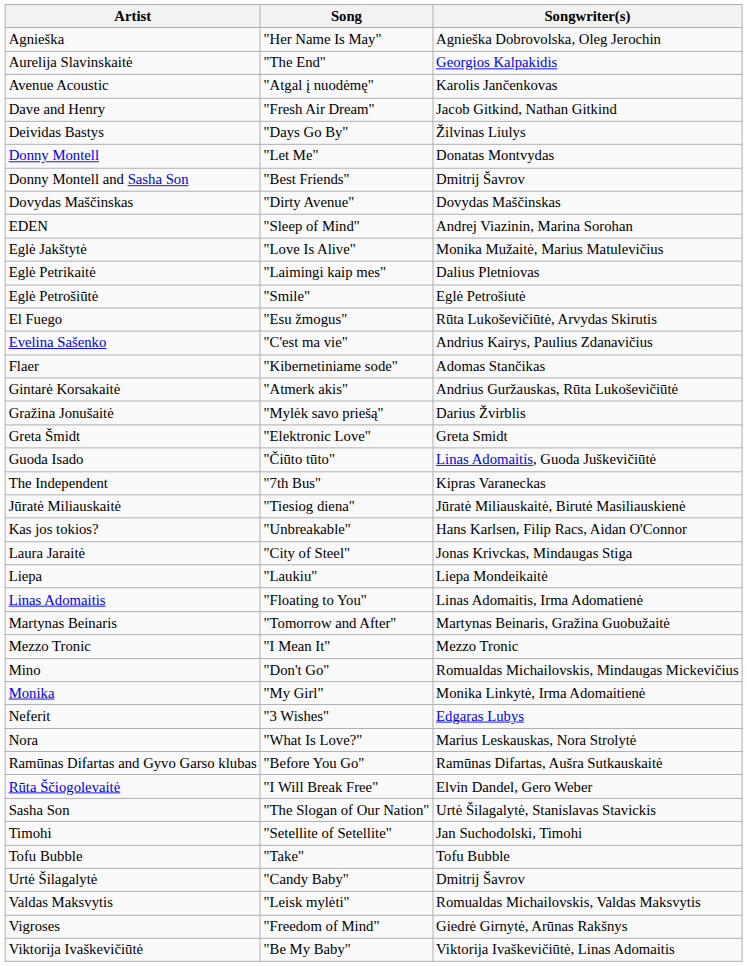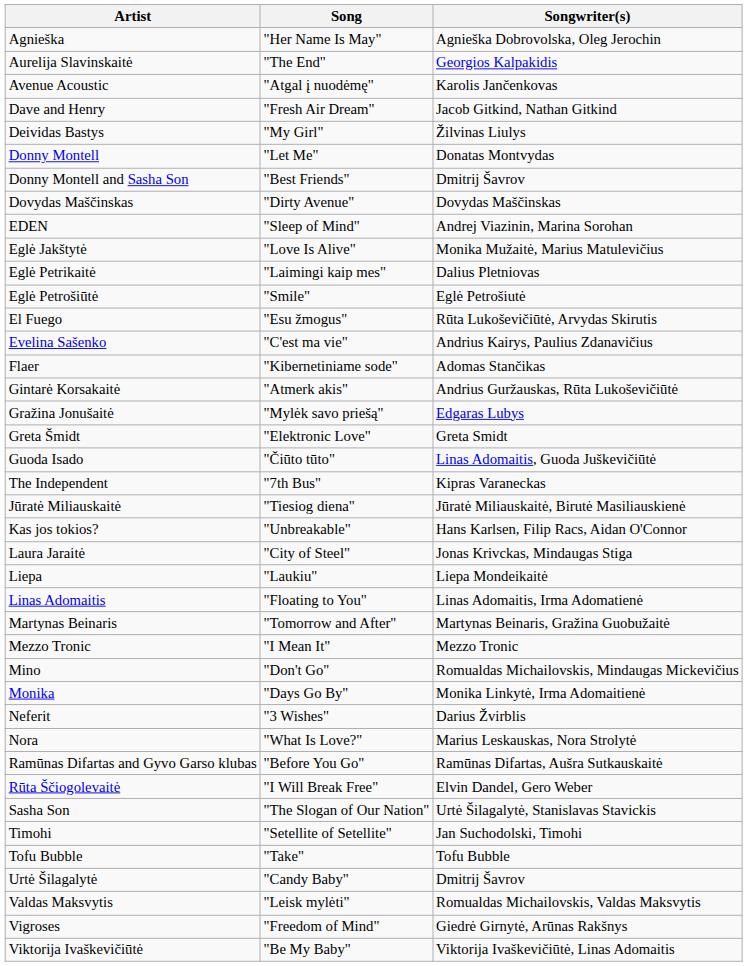(306, 132) "Days Go By" -> (293, 132) "My Girl"
(481, 413) Darius Žvirblis -> (480, 413) Edgaras Lubys
(293, 693) "My Girl" -> (306, 693) "Days Go By"
(480, 716) Edgaras Lubys -> (481, 716) Darius Žvirblis
